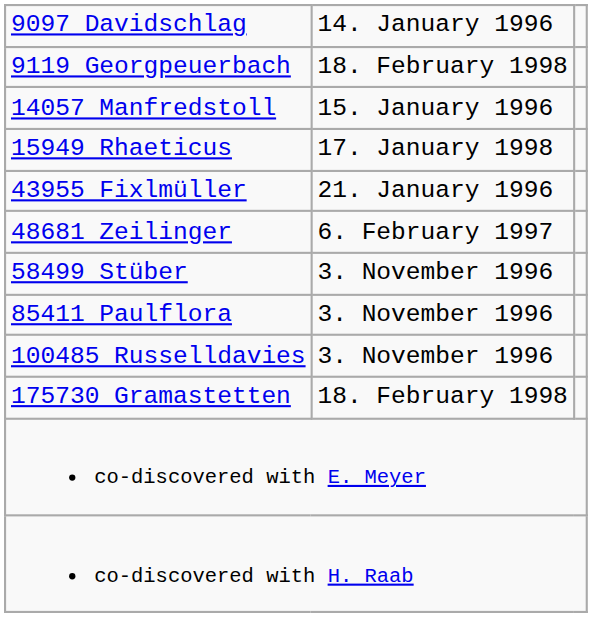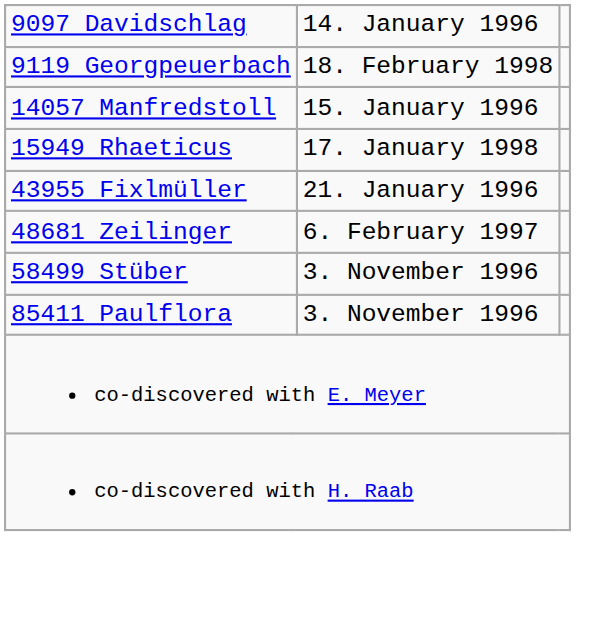- row: (158, 356)
- row: (151, 397)
